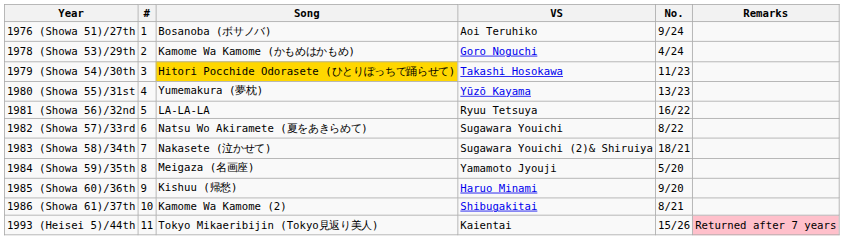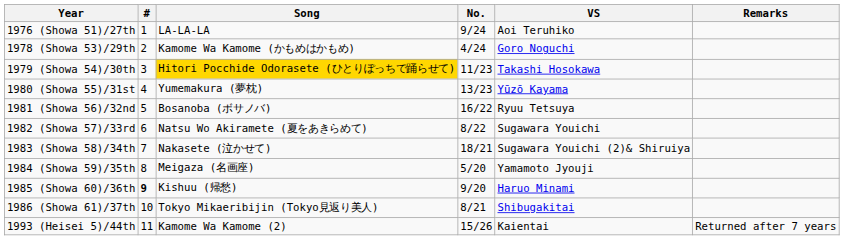columns swapped: (674, 13) <-> (557, 13)
(215, 31) Bosanoba (ボサノバ) -> (184, 30) LA-LA-LA
(184, 110) LA-LA-LA -> (215, 108) Bosanoba (ボサノバ)
(144, 188) normal -> (144, 188) bold
(222, 207) Kamome Wa Kamome (2) -> (268, 207) Tokyo Mikaeribijin (Tokyo見返り美人)
(268, 225) Tokyo Mikaeribijin (Tokyo見返り美人) -> (222, 226) Kamome Wa Kamome (2)
(766, 225) pink background -> (766, 226) no background
